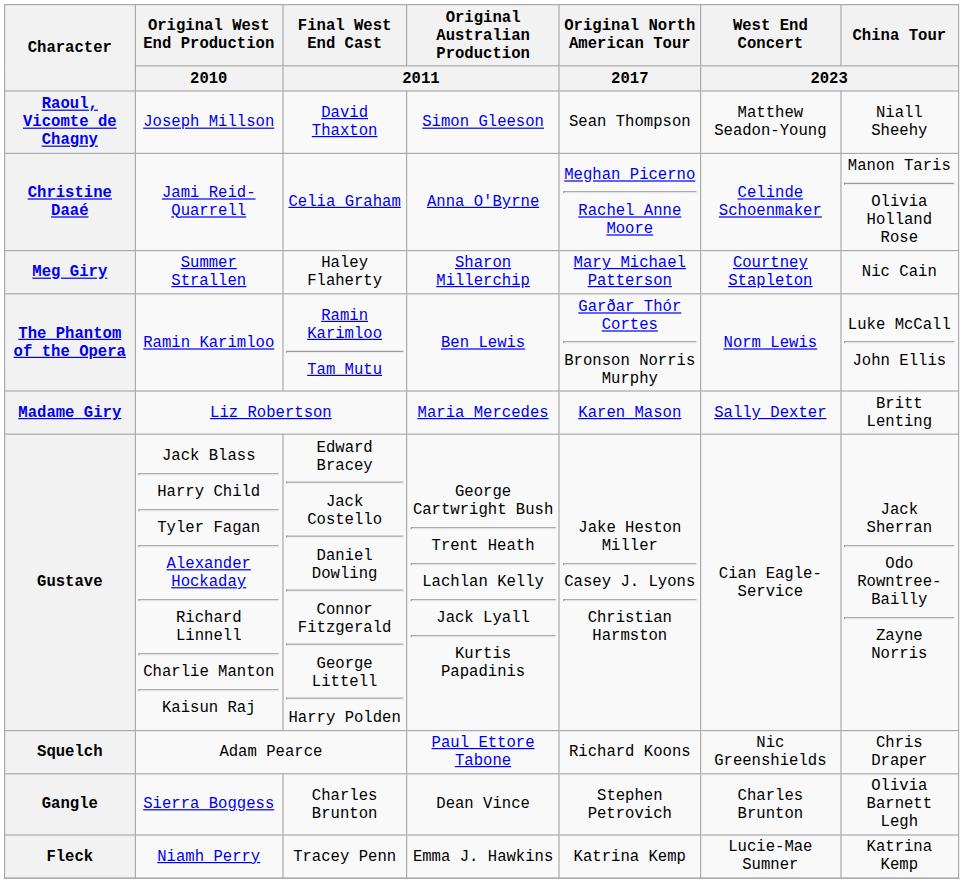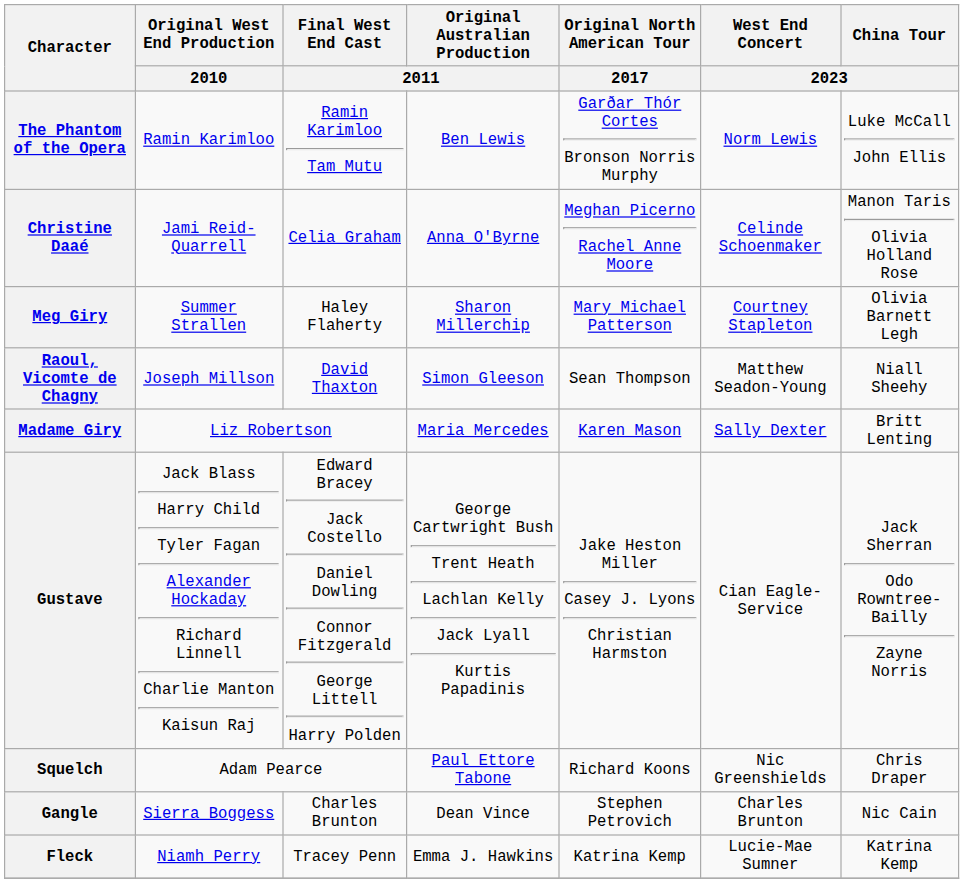rows swapped: (70, 342) <-> (70, 122)
(899, 272) Nic Cain -> (899, 317) Olivia Barnett Legh
(899, 804) Olivia Barnett Legh -> (899, 813) Nic Cain
